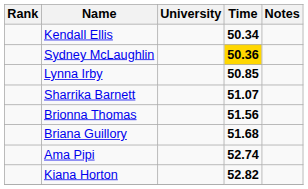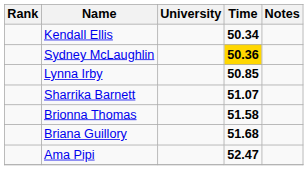(243, 114) 51.56 -> (243, 114) 51.58
(243, 154) 52.74 -> (243, 154) 52.47
- row: (81, 174)
